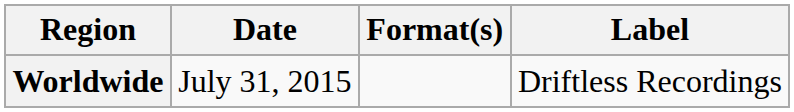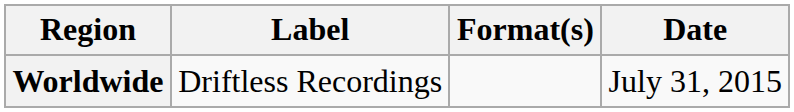columns swapped: (265, 29) <-> (650, 29)
